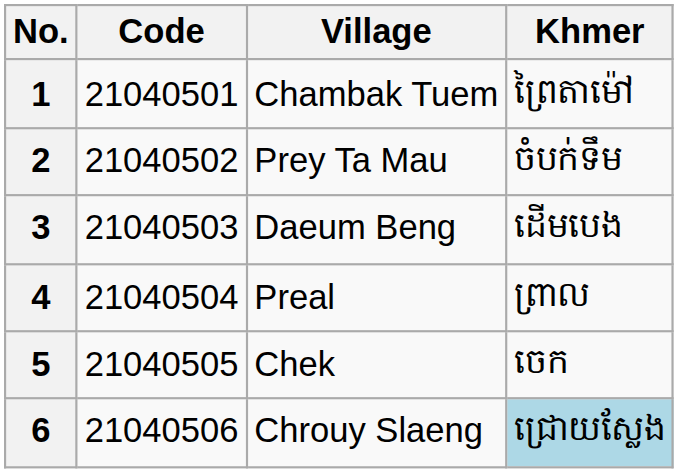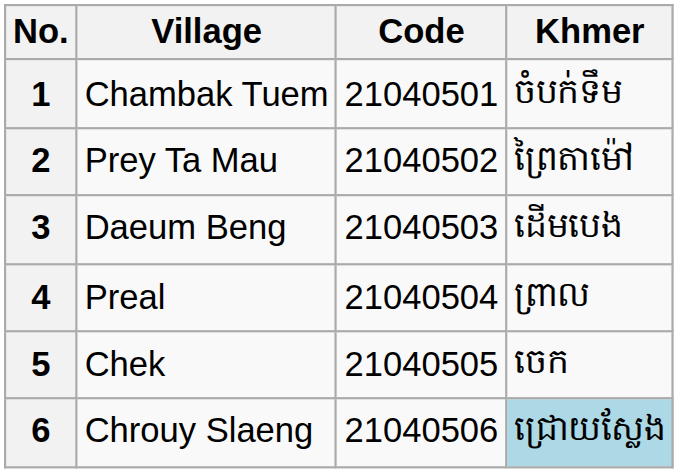columns swapped: (162, 31) <-> (376, 31)
(574, 91) ព្រៃតាម៉ៅ -> (568, 91) ចំបក់ទឹម
(568, 158) ចំបក់ទឹម -> (574, 158) ព្រៃតាម៉ៅ
